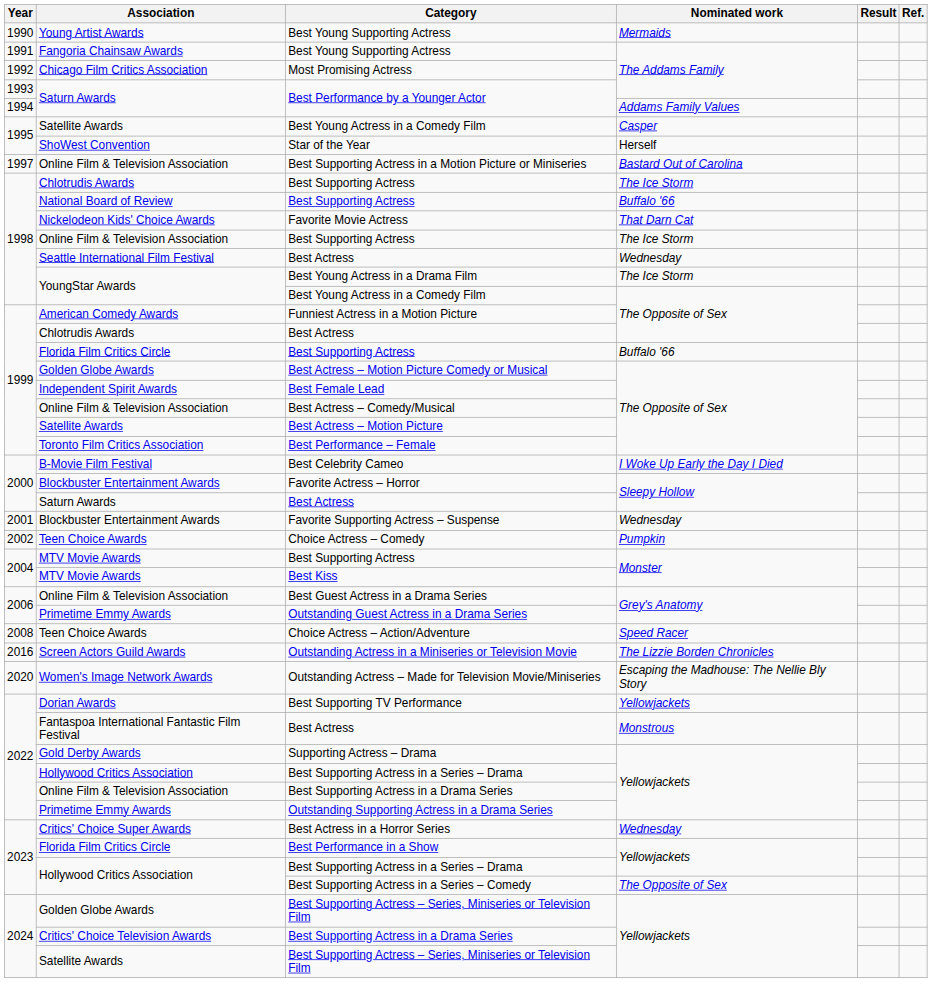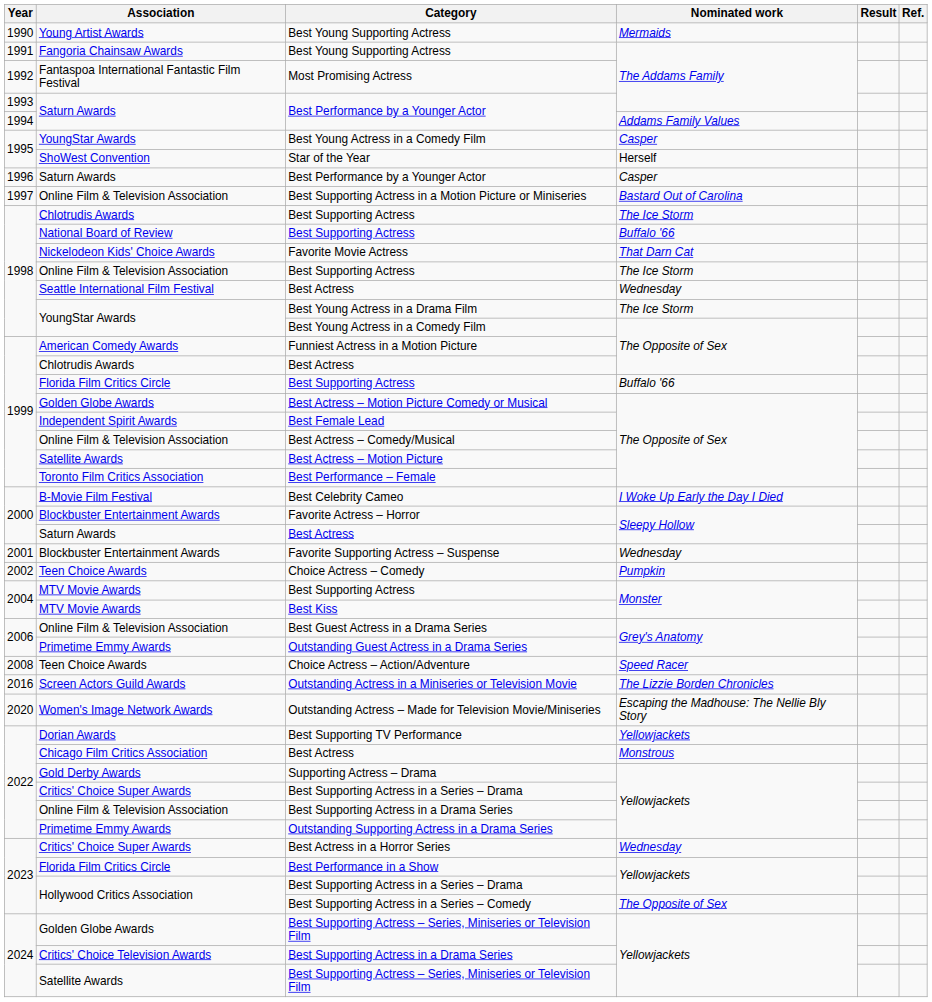(123, 70) Chicago Film Critics Association -> (140, 76) Fantaspoa International Fantastic Film Festival
(81, 126) Satellite Awards -> (87, 139) YoungStar Awards
+ row: (20, 177)
(140, 728) Fantaspoa International Fantastic Film Festival -> (123, 754) Chicago Film Critics Association
(116, 772) Hollywood Critics Association -> (115, 791) Critics' Choice Super Awards
